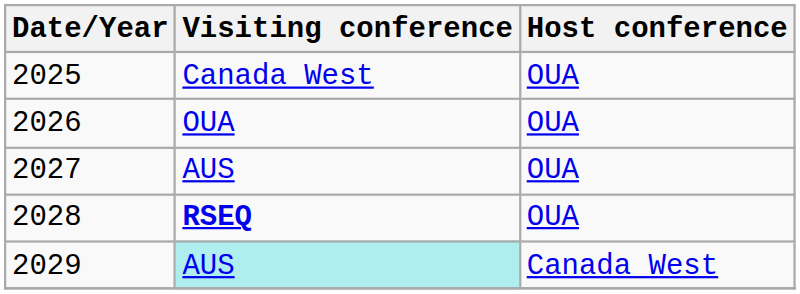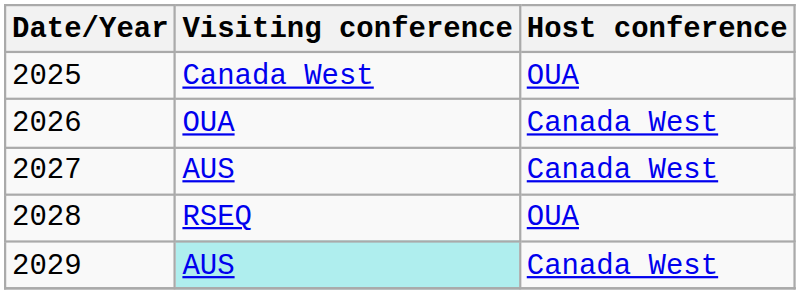(553, 123) OUA -> (622, 123) Canada West
(553, 170) OUA -> (622, 170) Canada West
(217, 218) bold -> (217, 218) normal
